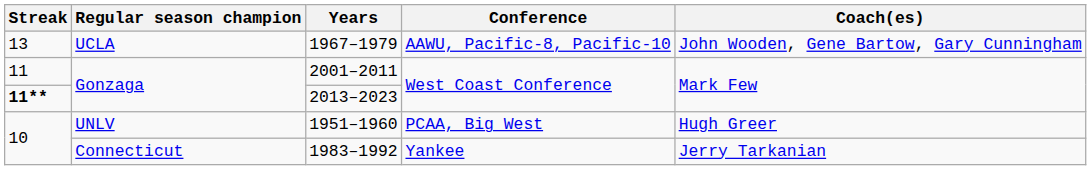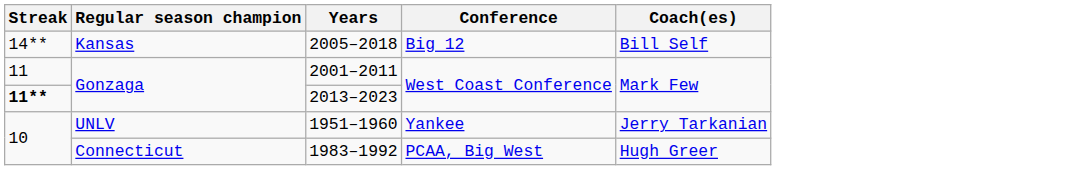+ row: (353, 45)
- row: (353, 45)
(474, 125) PCAA, Big West -> (435, 125) Yankee
(728, 125) Hugh Greer -> (693, 125) Jerry Tarkanian
(435, 151) Yankee -> (474, 151) PCAA, Big West
(752, 151) Jerry Tarkanian -> (669, 151) Hugh Greer
